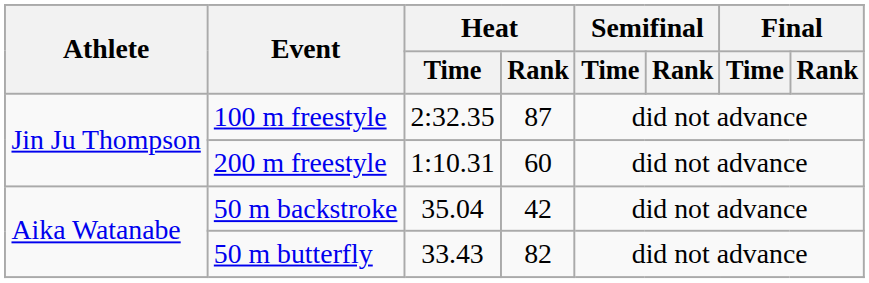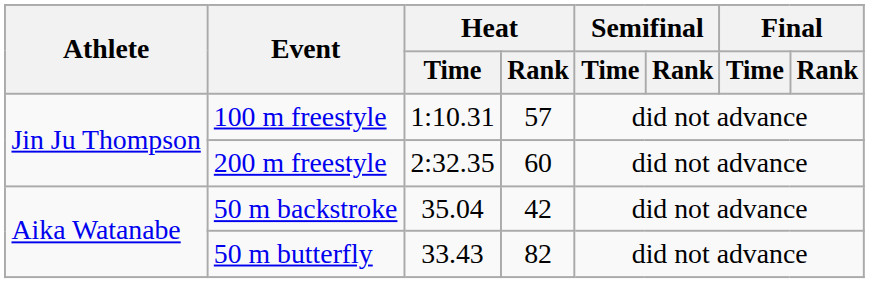(452, 117) 2:32.35 -> (452, 117) 1:10.31
(538, 117) 87 -> (538, 117) 57
(452, 162) 1:10.31 -> (452, 162) 2:32.35
